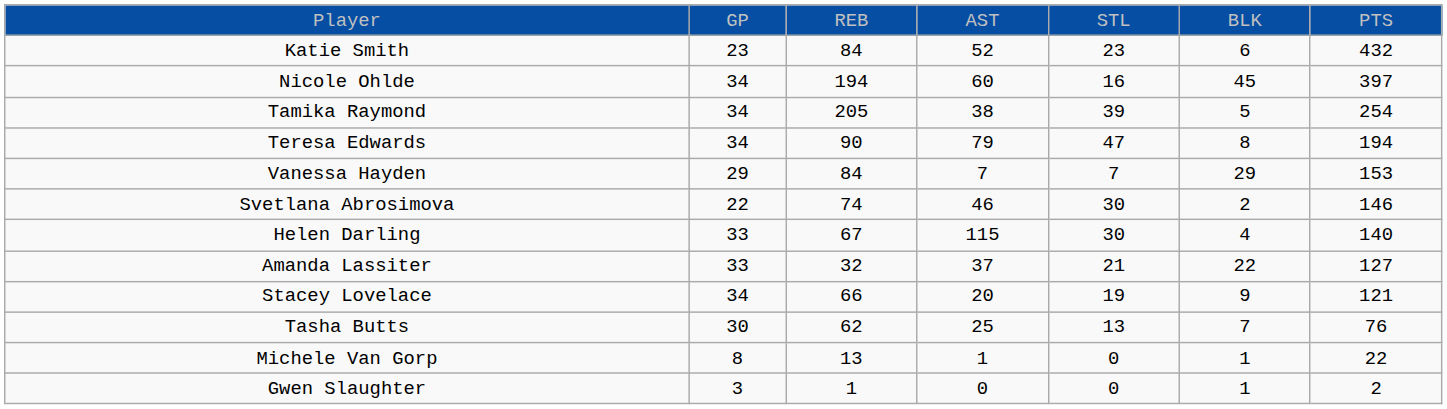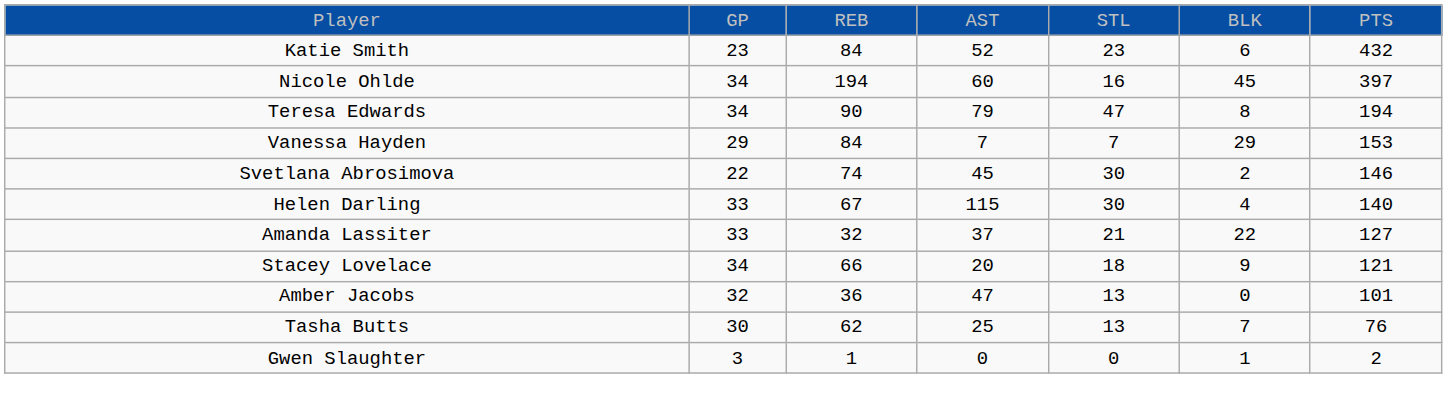- row: (347, 112)
(983, 204) 46 -> (983, 174) 45
(1114, 297) 19 -> (1114, 266) 18
+ row: (347, 297)
- row: (347, 358)
